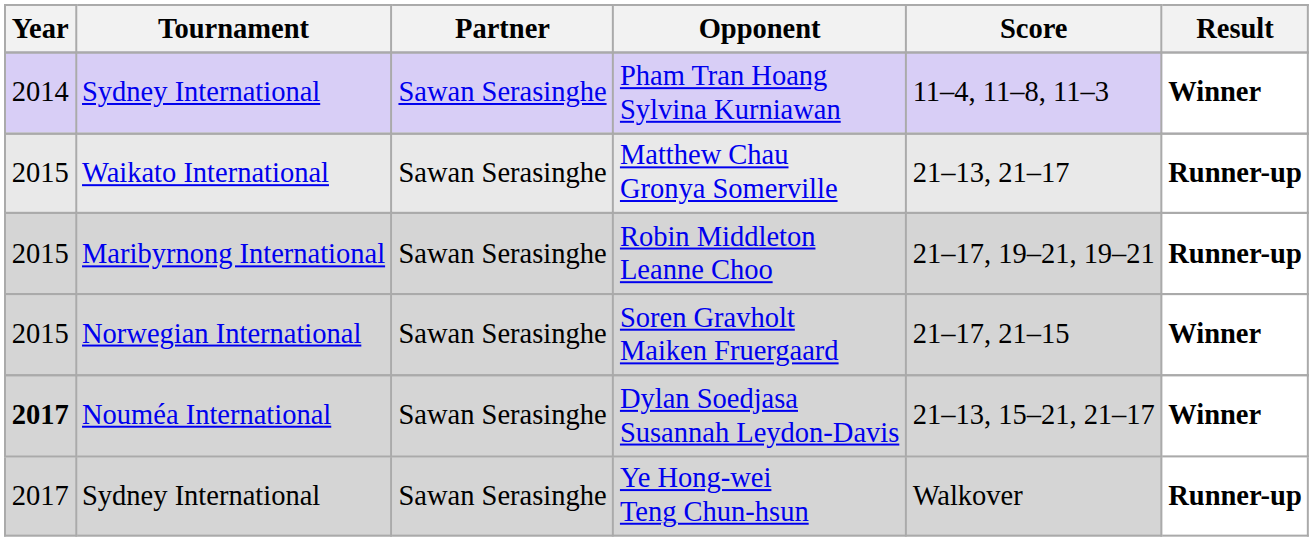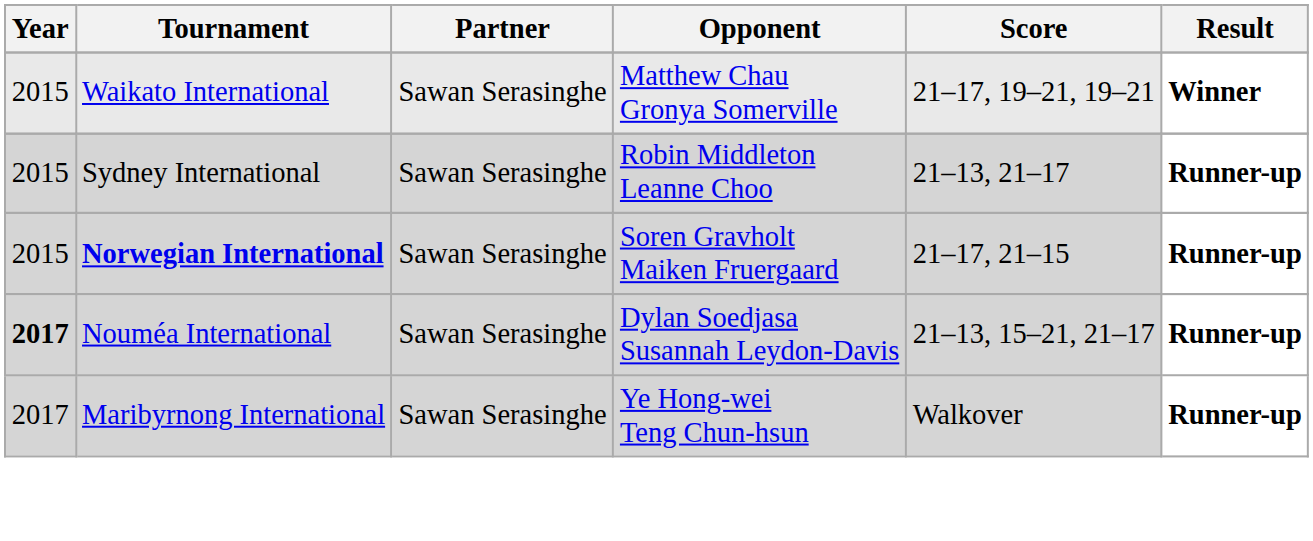- row: (730, 92)
(991, 172) 21–13, 21–17 -> (1034, 92) 21–17, 19–21, 19–21
(1235, 172) Runner-up -> (1215, 92) Winner
(234, 253) Maribyrnong International -> (201, 172) Sydney International
(1034, 253) 21–17, 19–21, 19–21 -> (991, 172) 21–13, 21–17
(222, 334) normal -> (233, 253) bold
(1215, 334) Winner -> (1235, 253) Runner-up
(1215, 414) Winner -> (1235, 334) Runner-up
(201, 495) Sydney International -> (234, 414) Maribyrnong International
